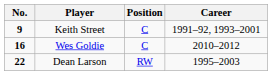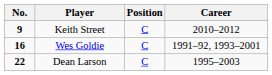(216, 29) 1991–92, 1993–2001 -> (216, 29) 2010–2012
(216, 45) 2010–2012 -> (216, 45) 1991–92, 1993–2001
(145, 62) RW -> (145, 62) C
